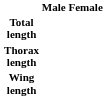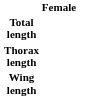- column: (54, 7)
